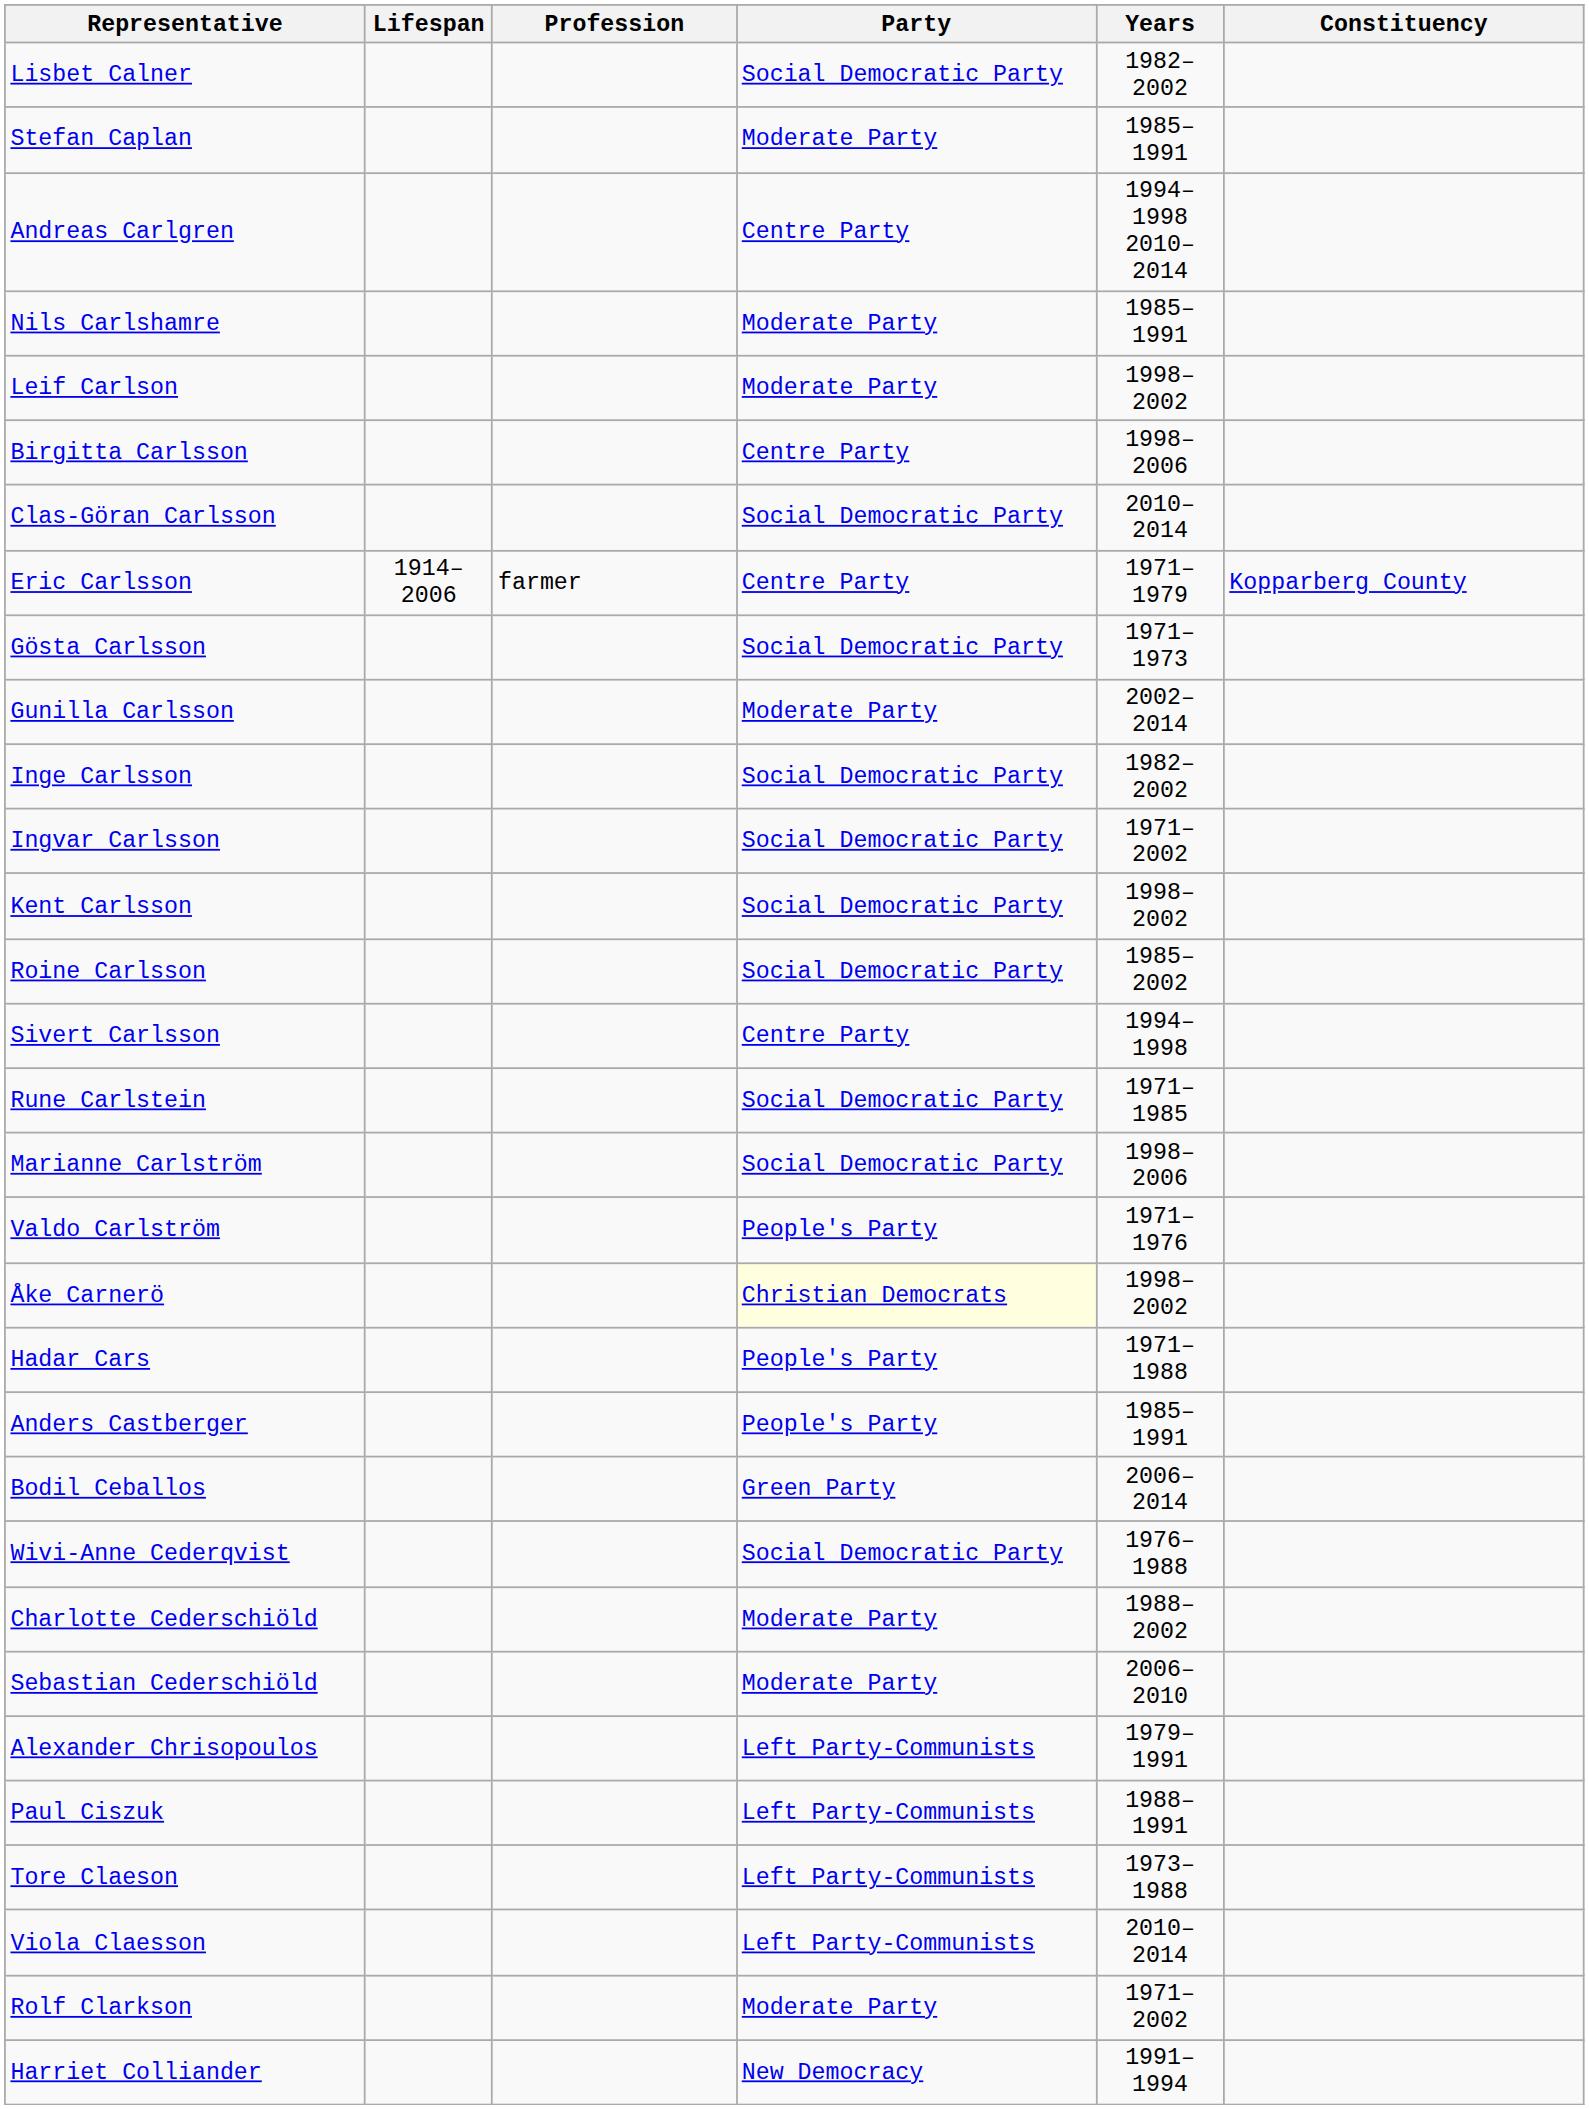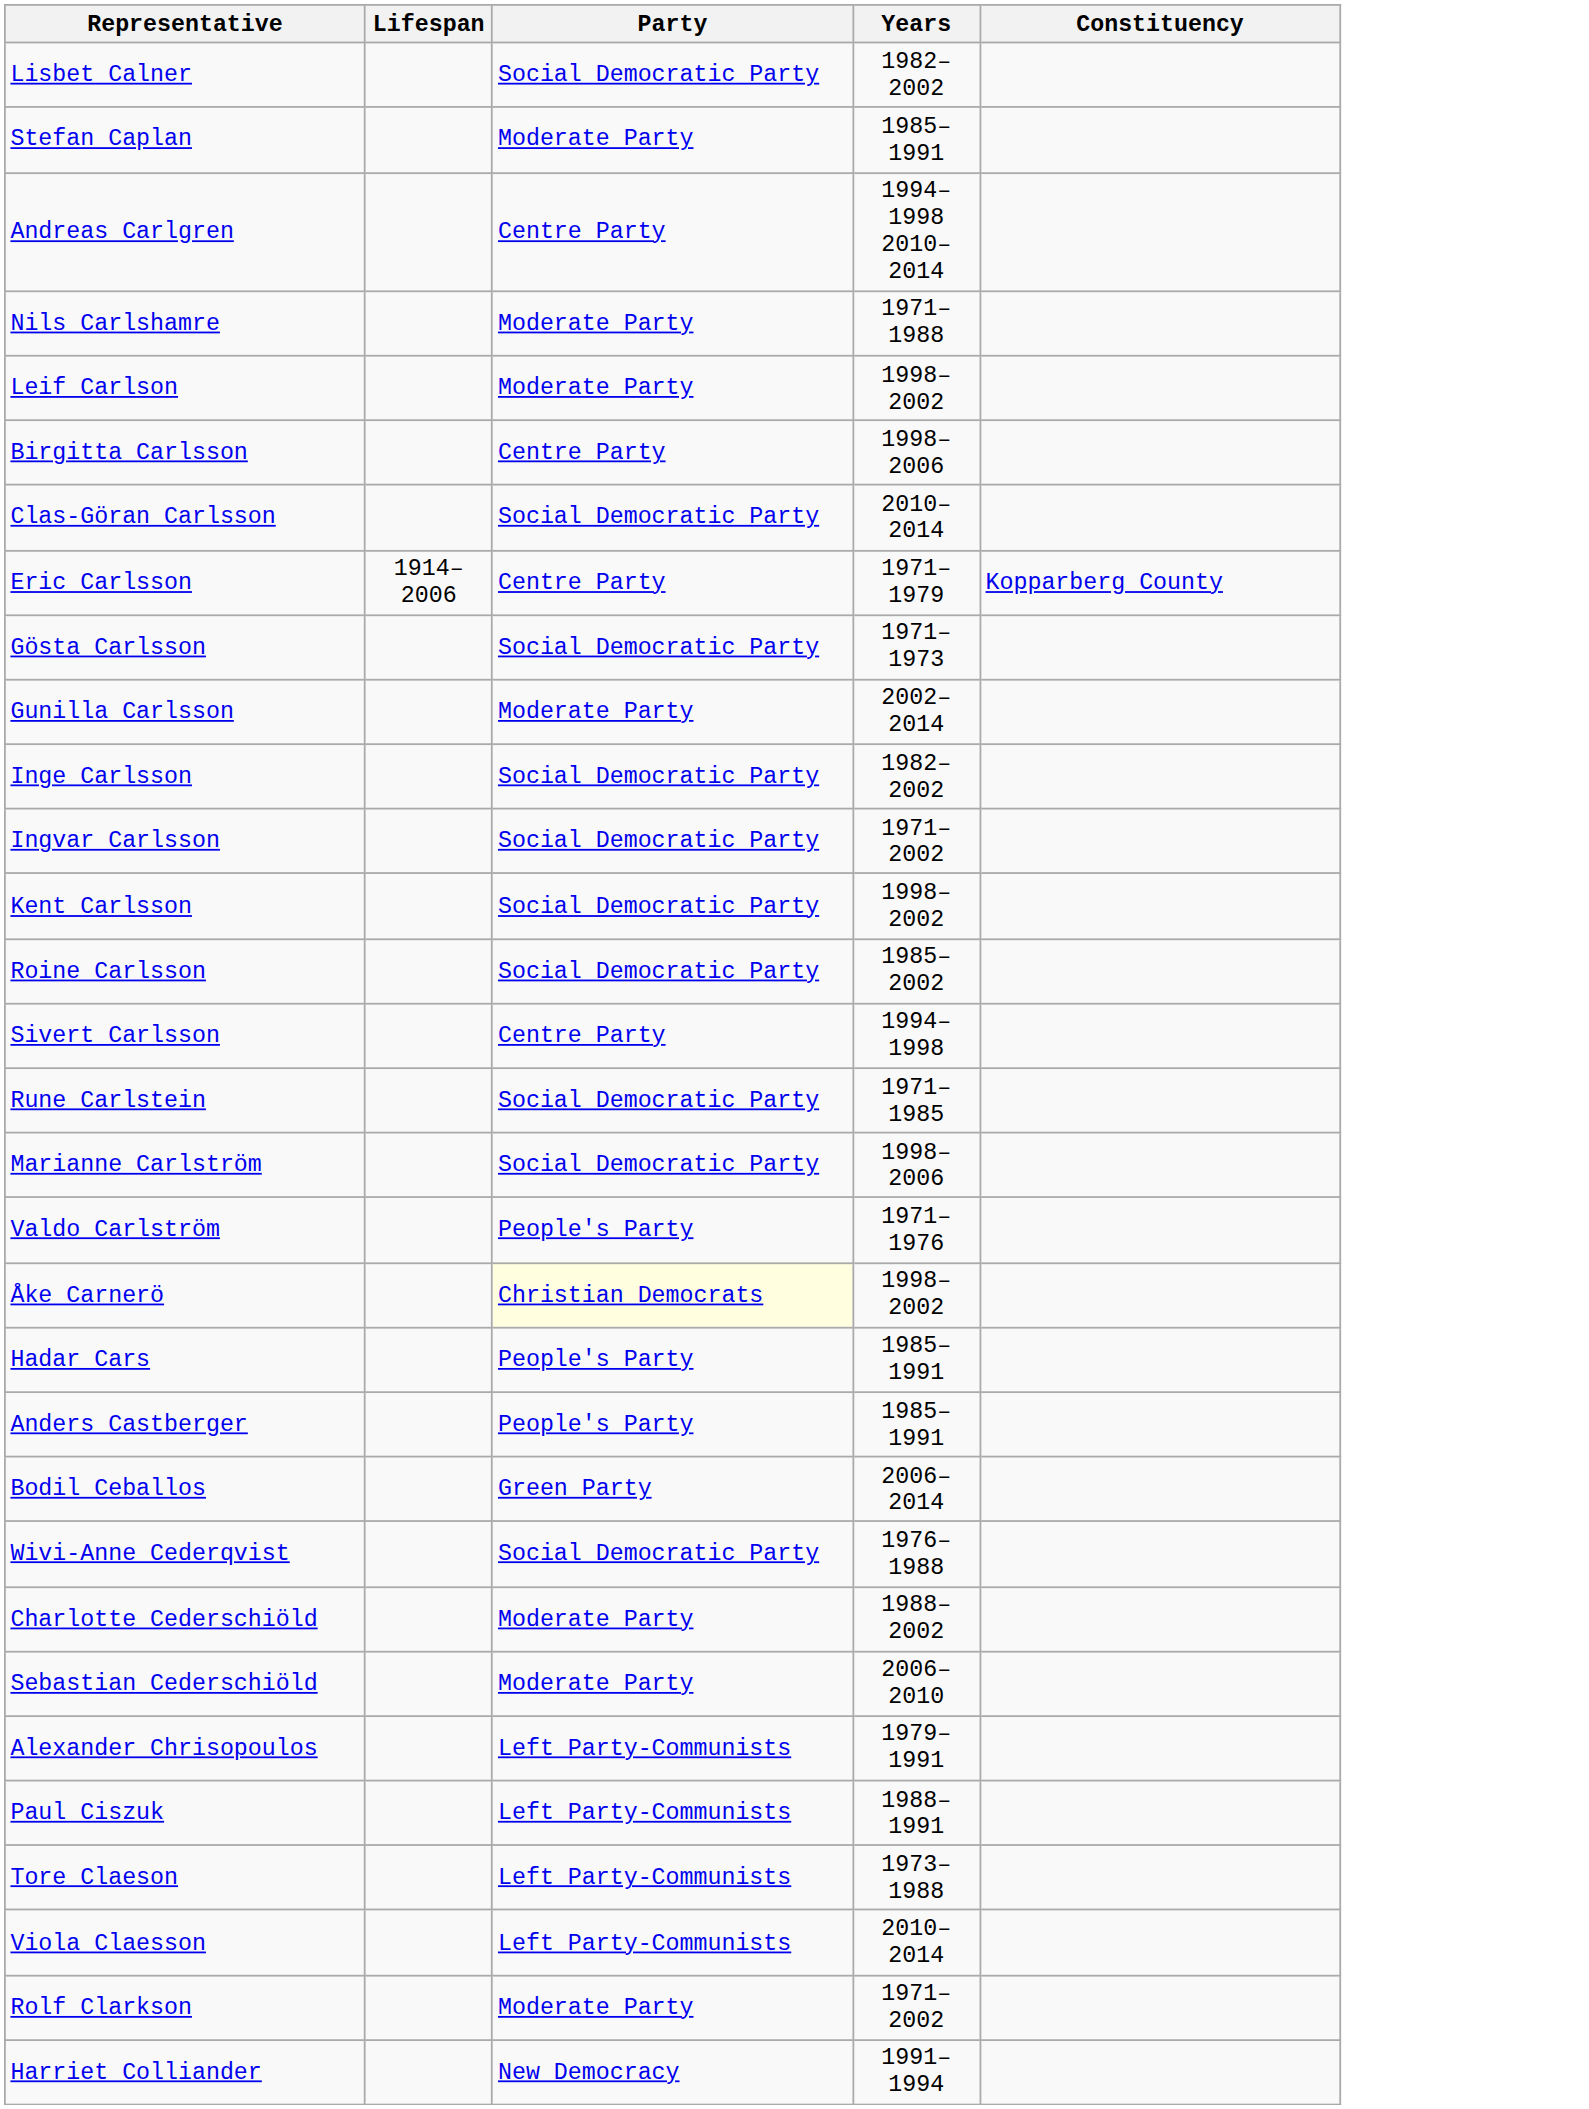- column: (614, 24)
(1160, 323) 1985–1991 -> (916, 323) 1971–1988
(1160, 1360) 1971–1988 -> (916, 1360) 1985–1991
